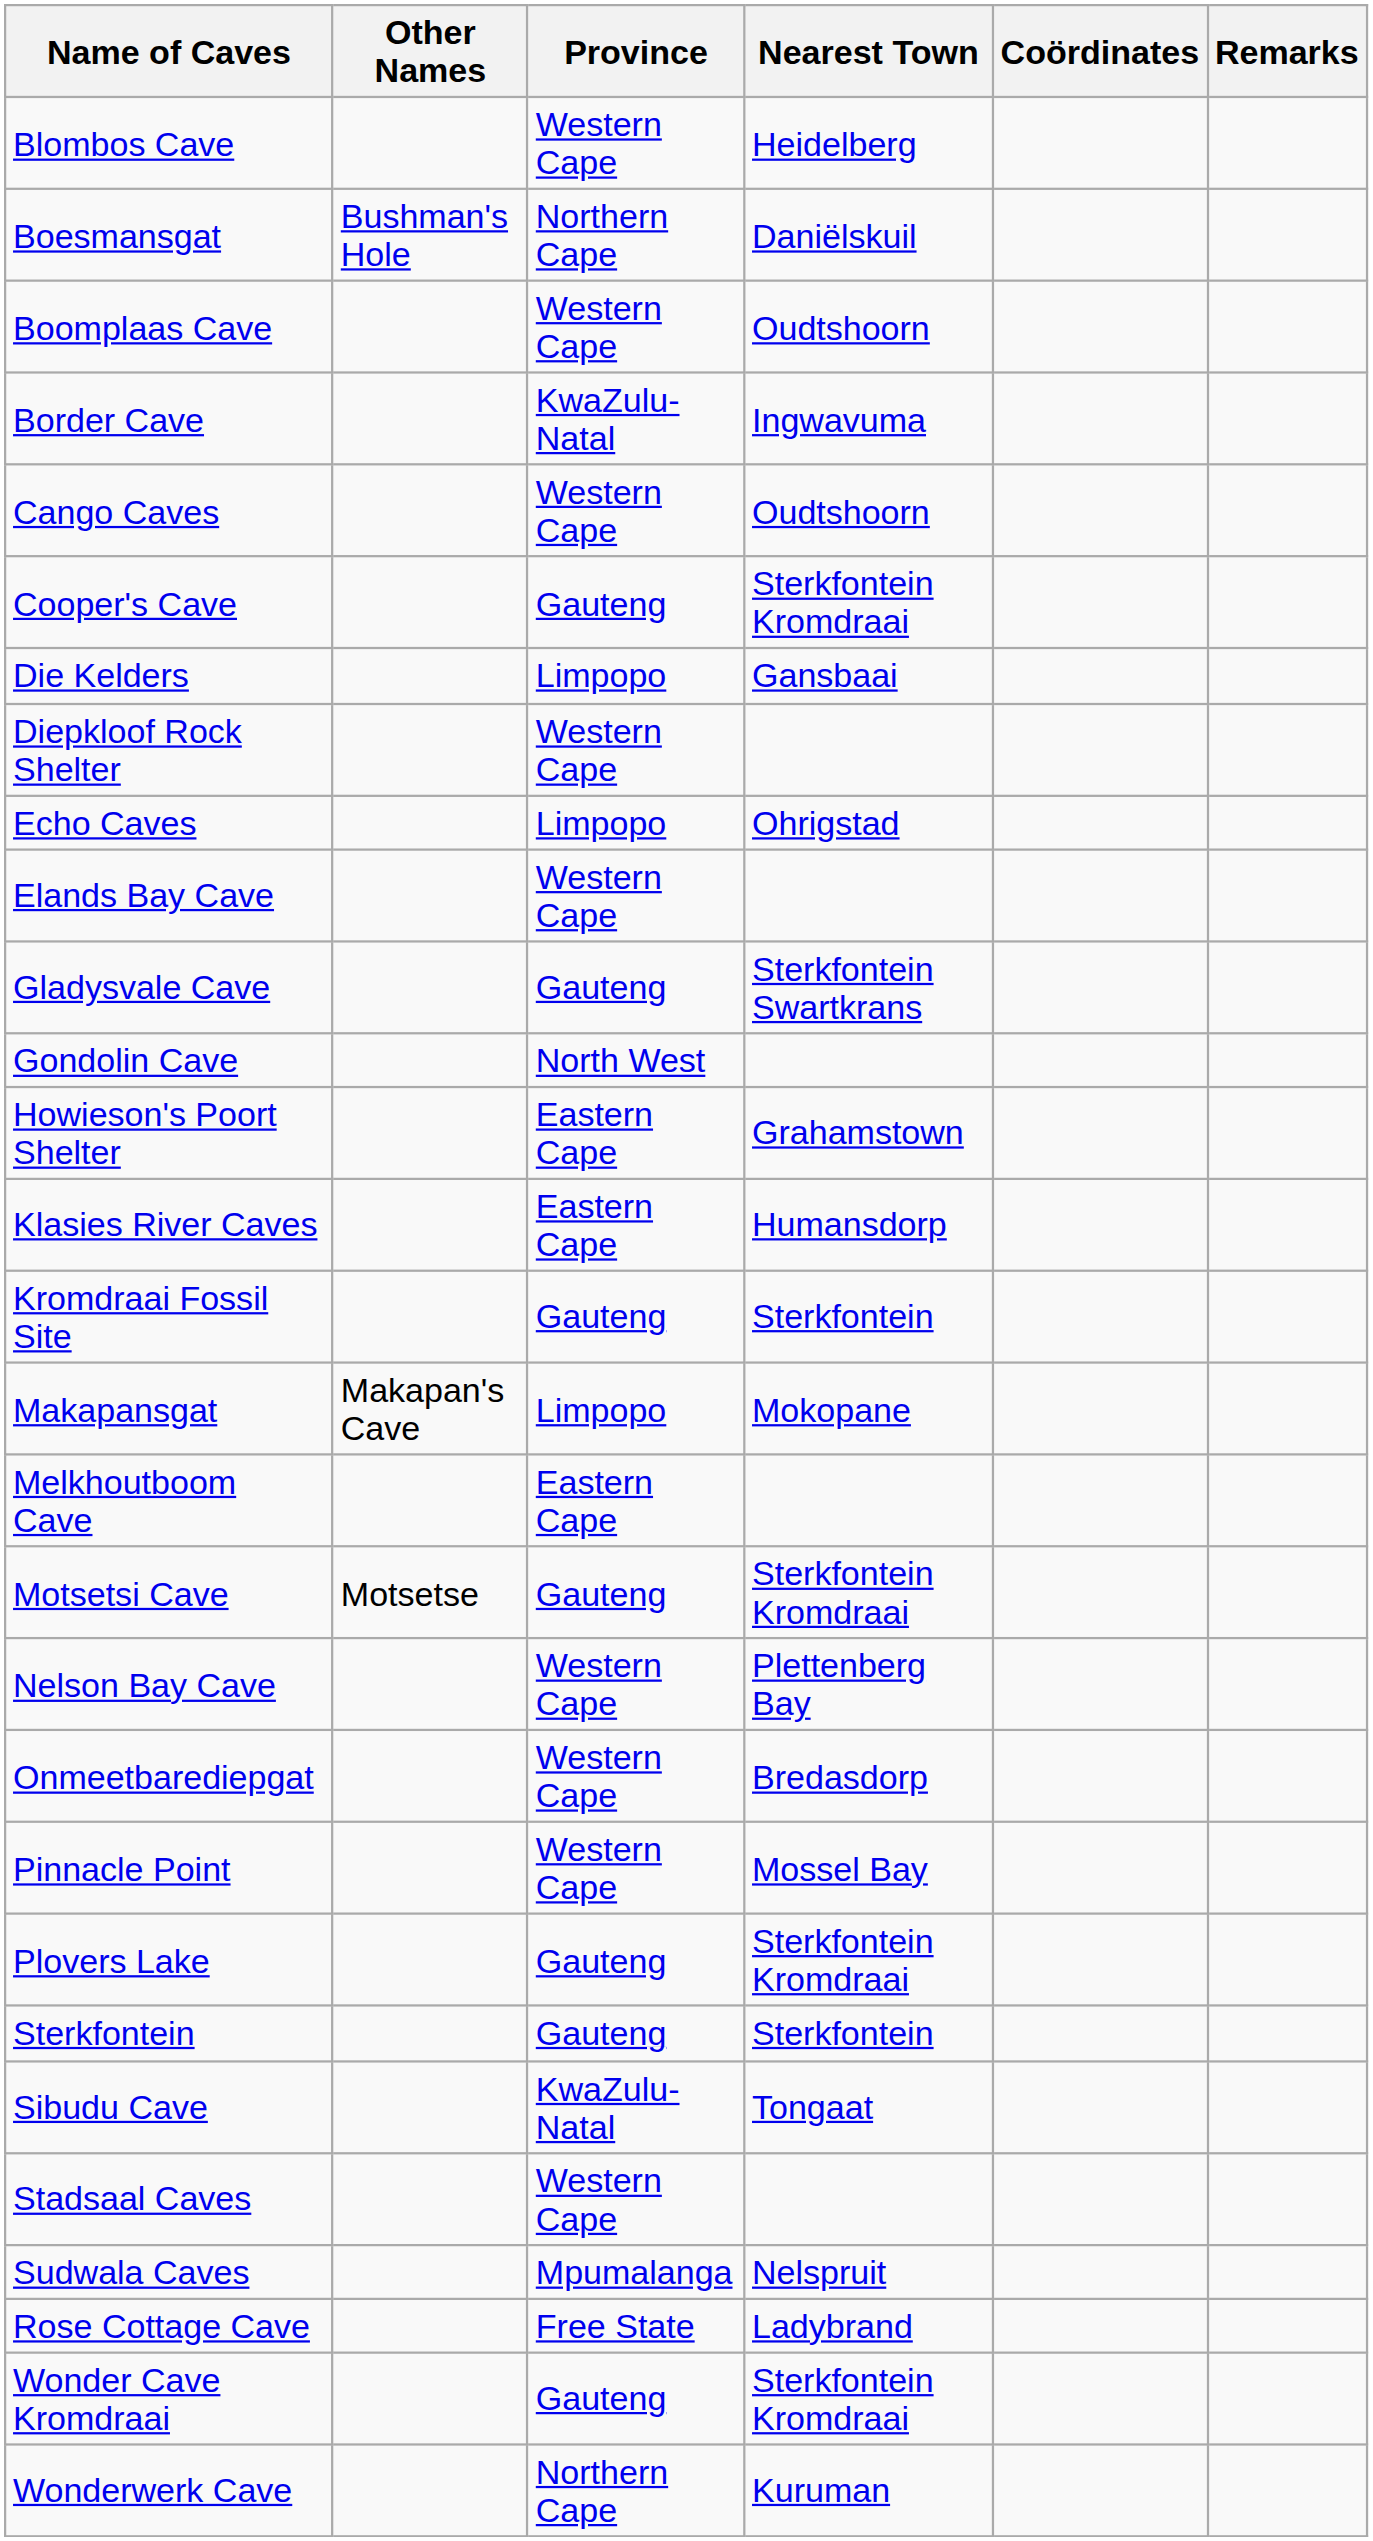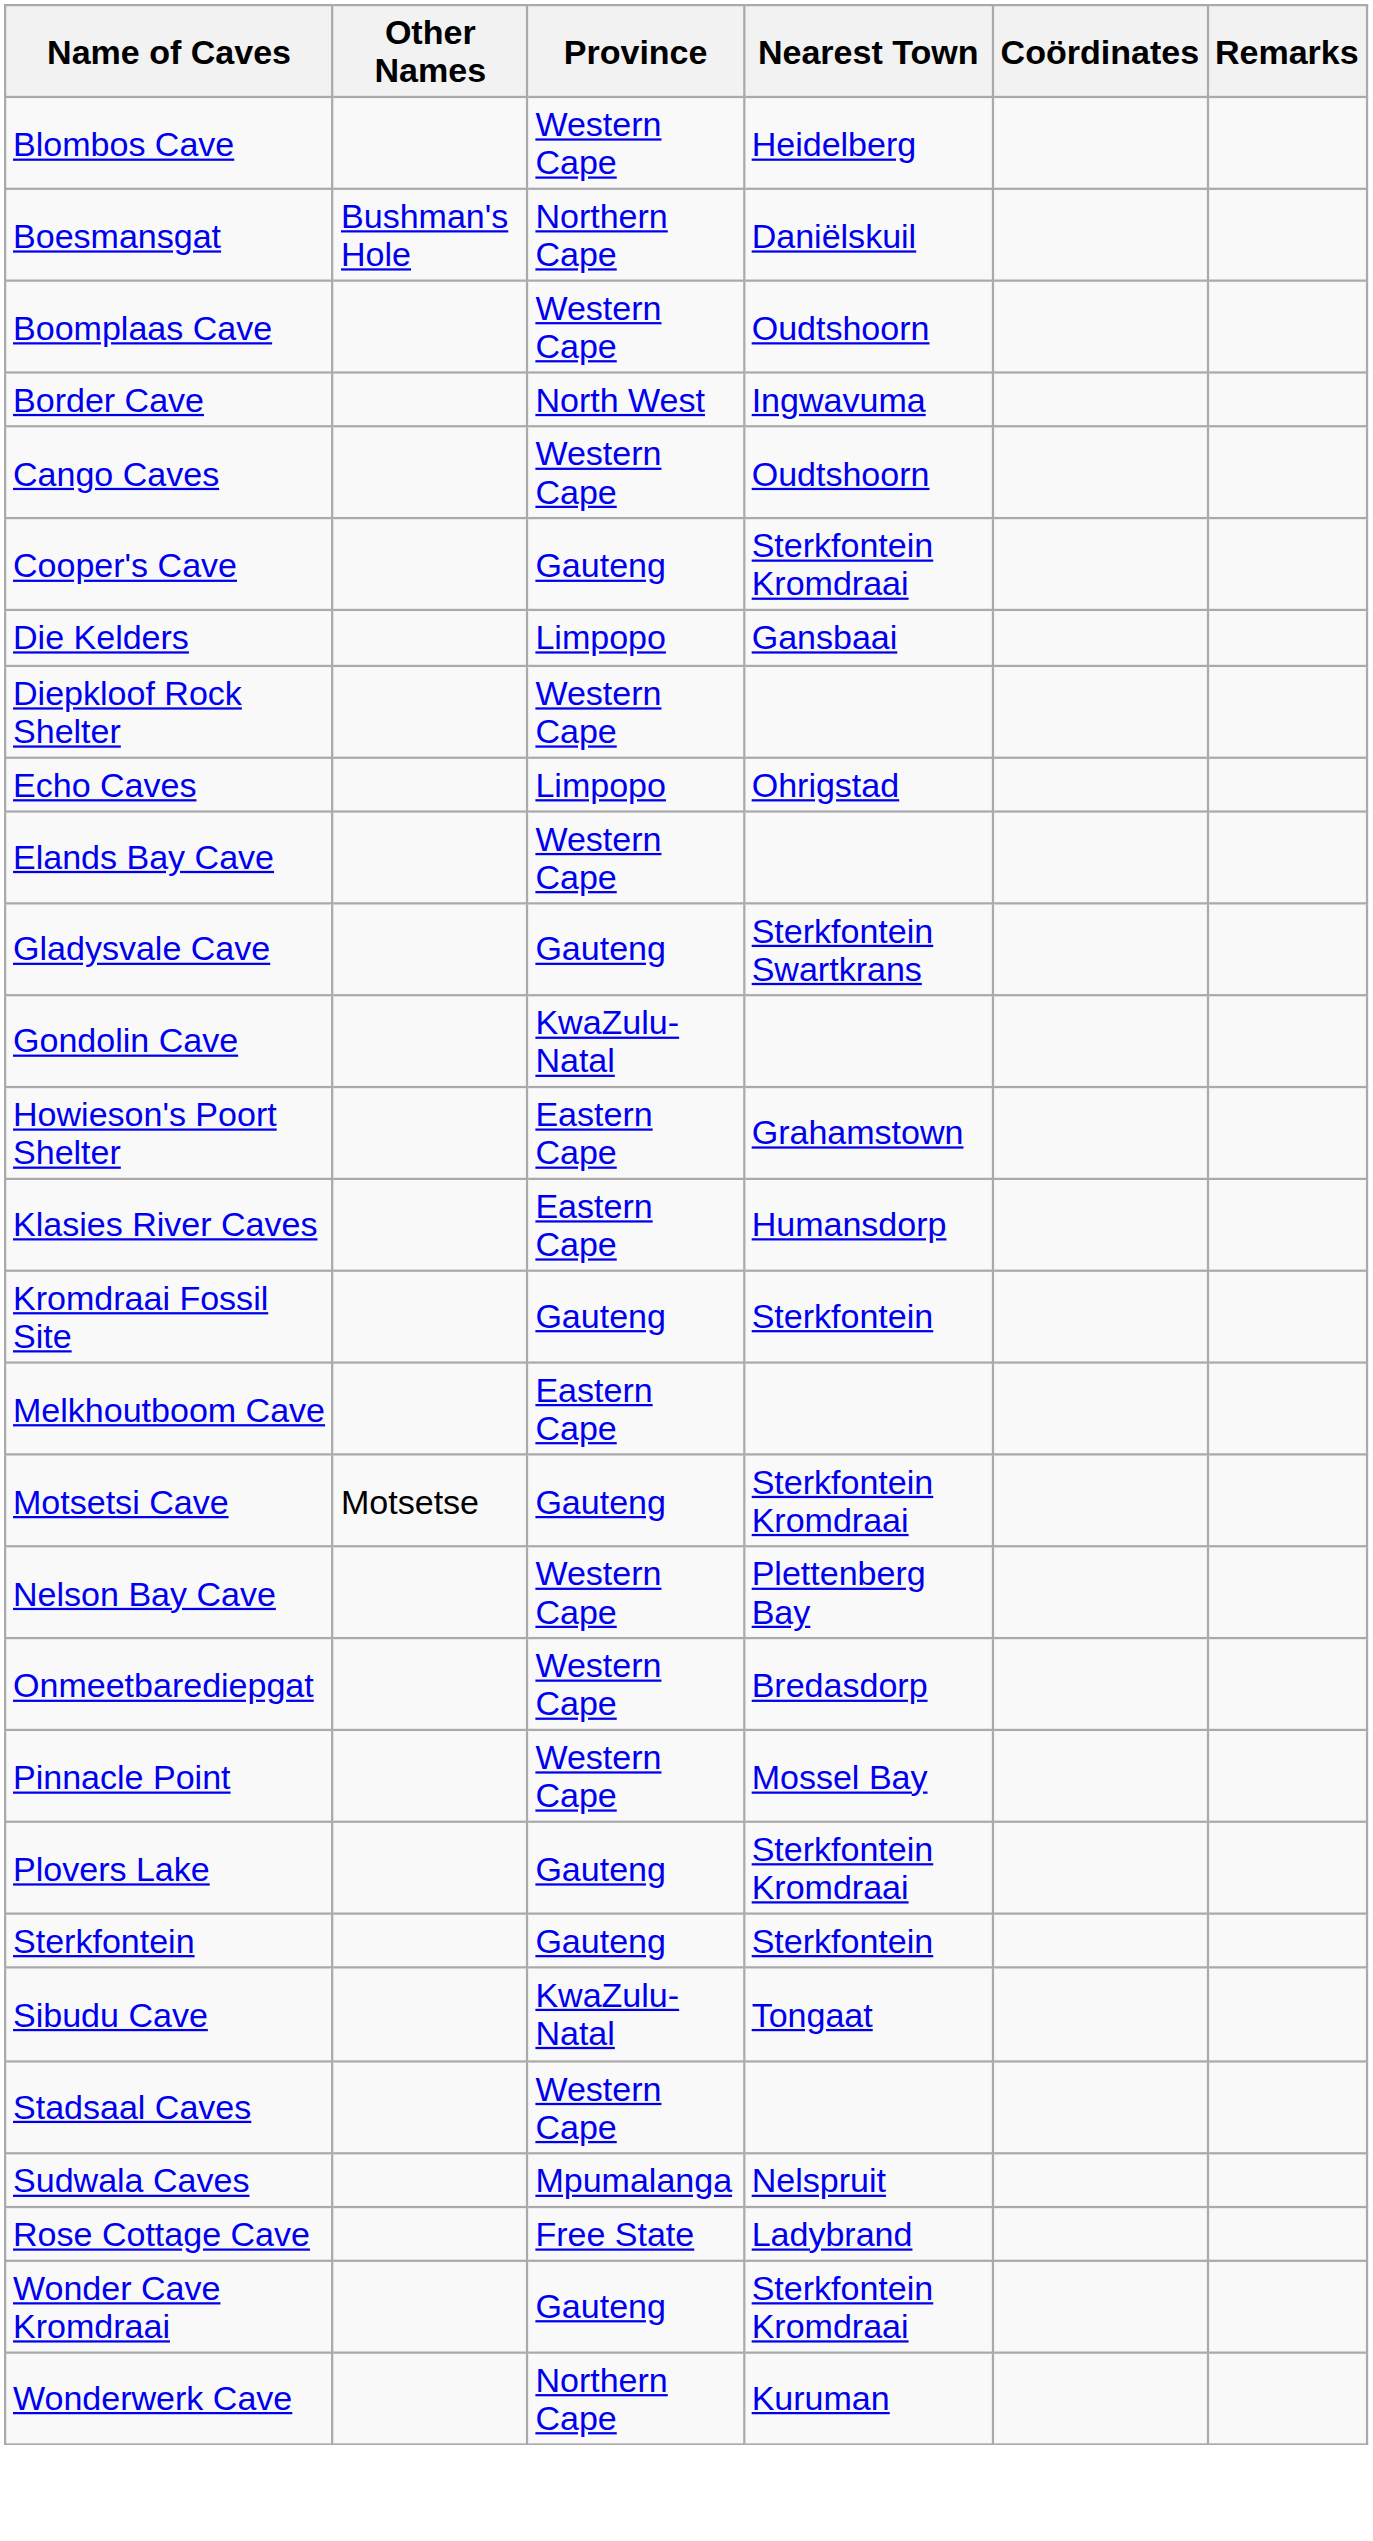(608, 419) KwaZulu-Natal -> (620, 400) North West
(621, 1060) North West -> (607, 1041) KwaZulu-Natal
- row: (115, 1409)
